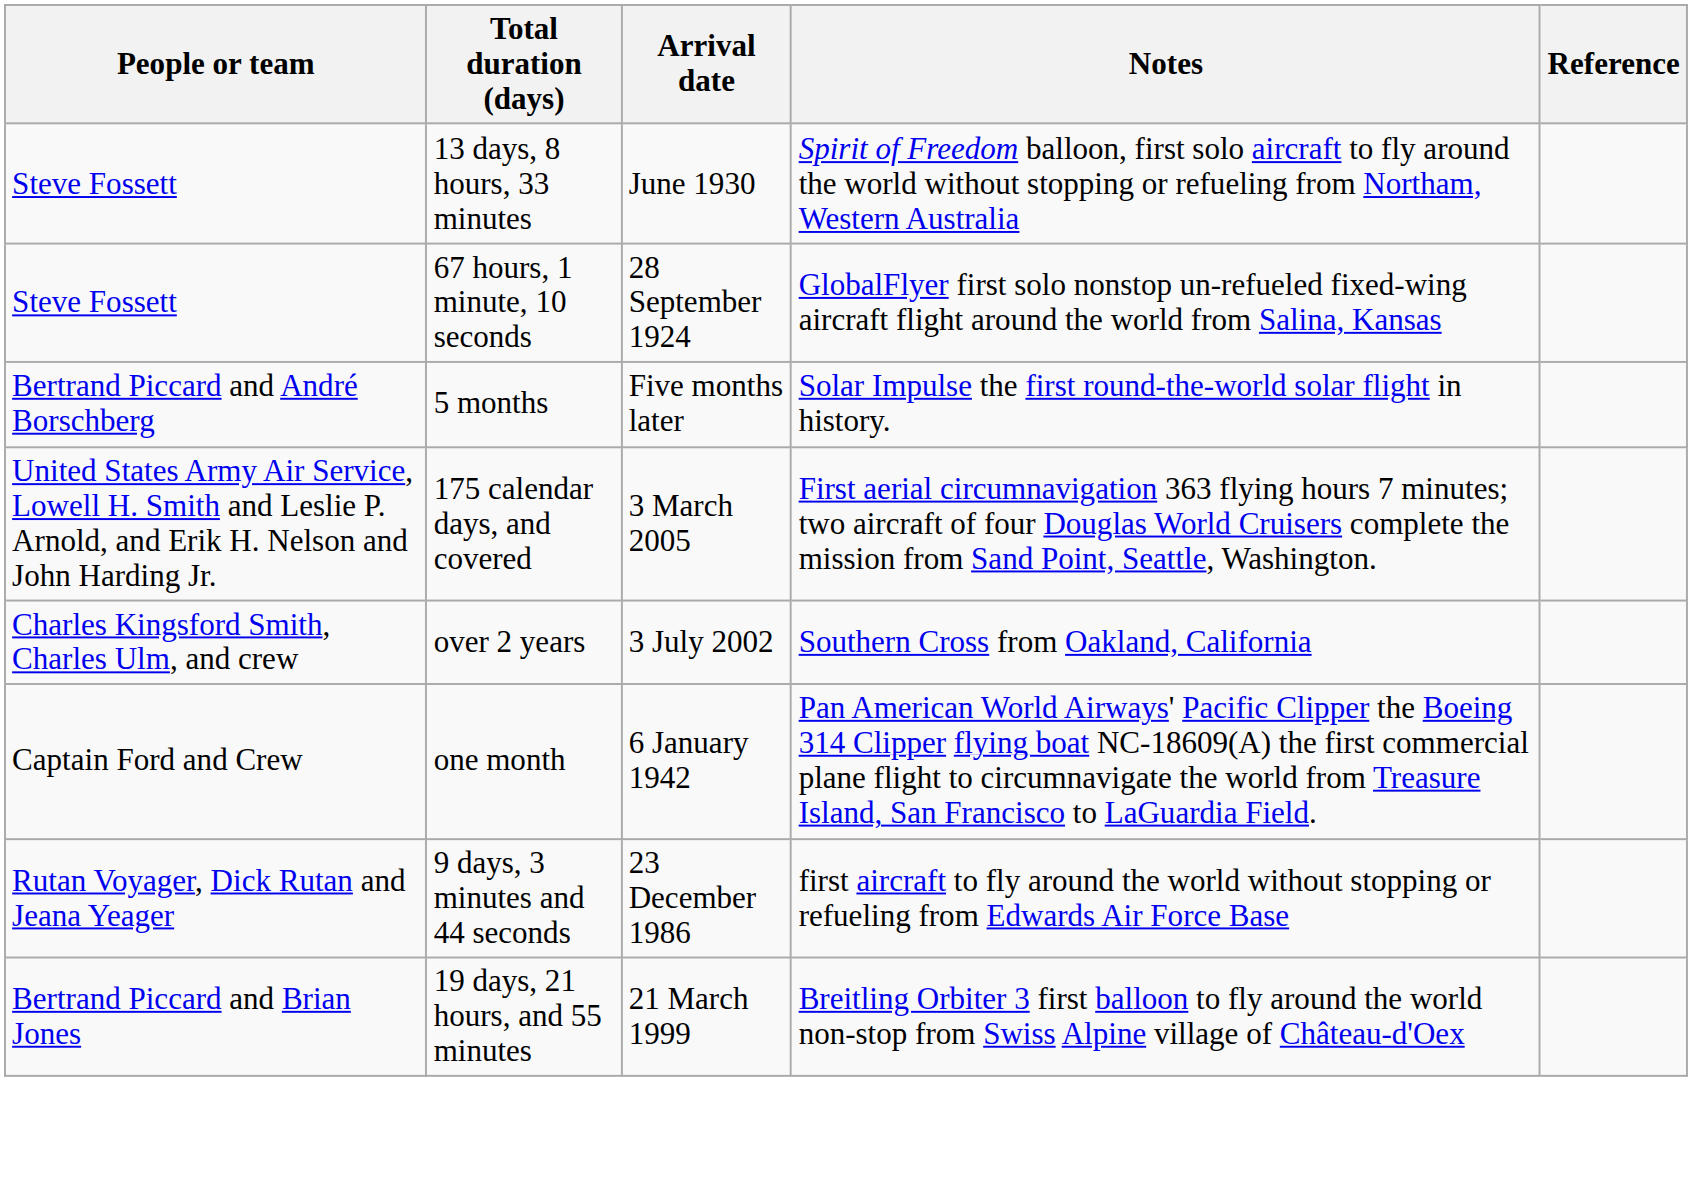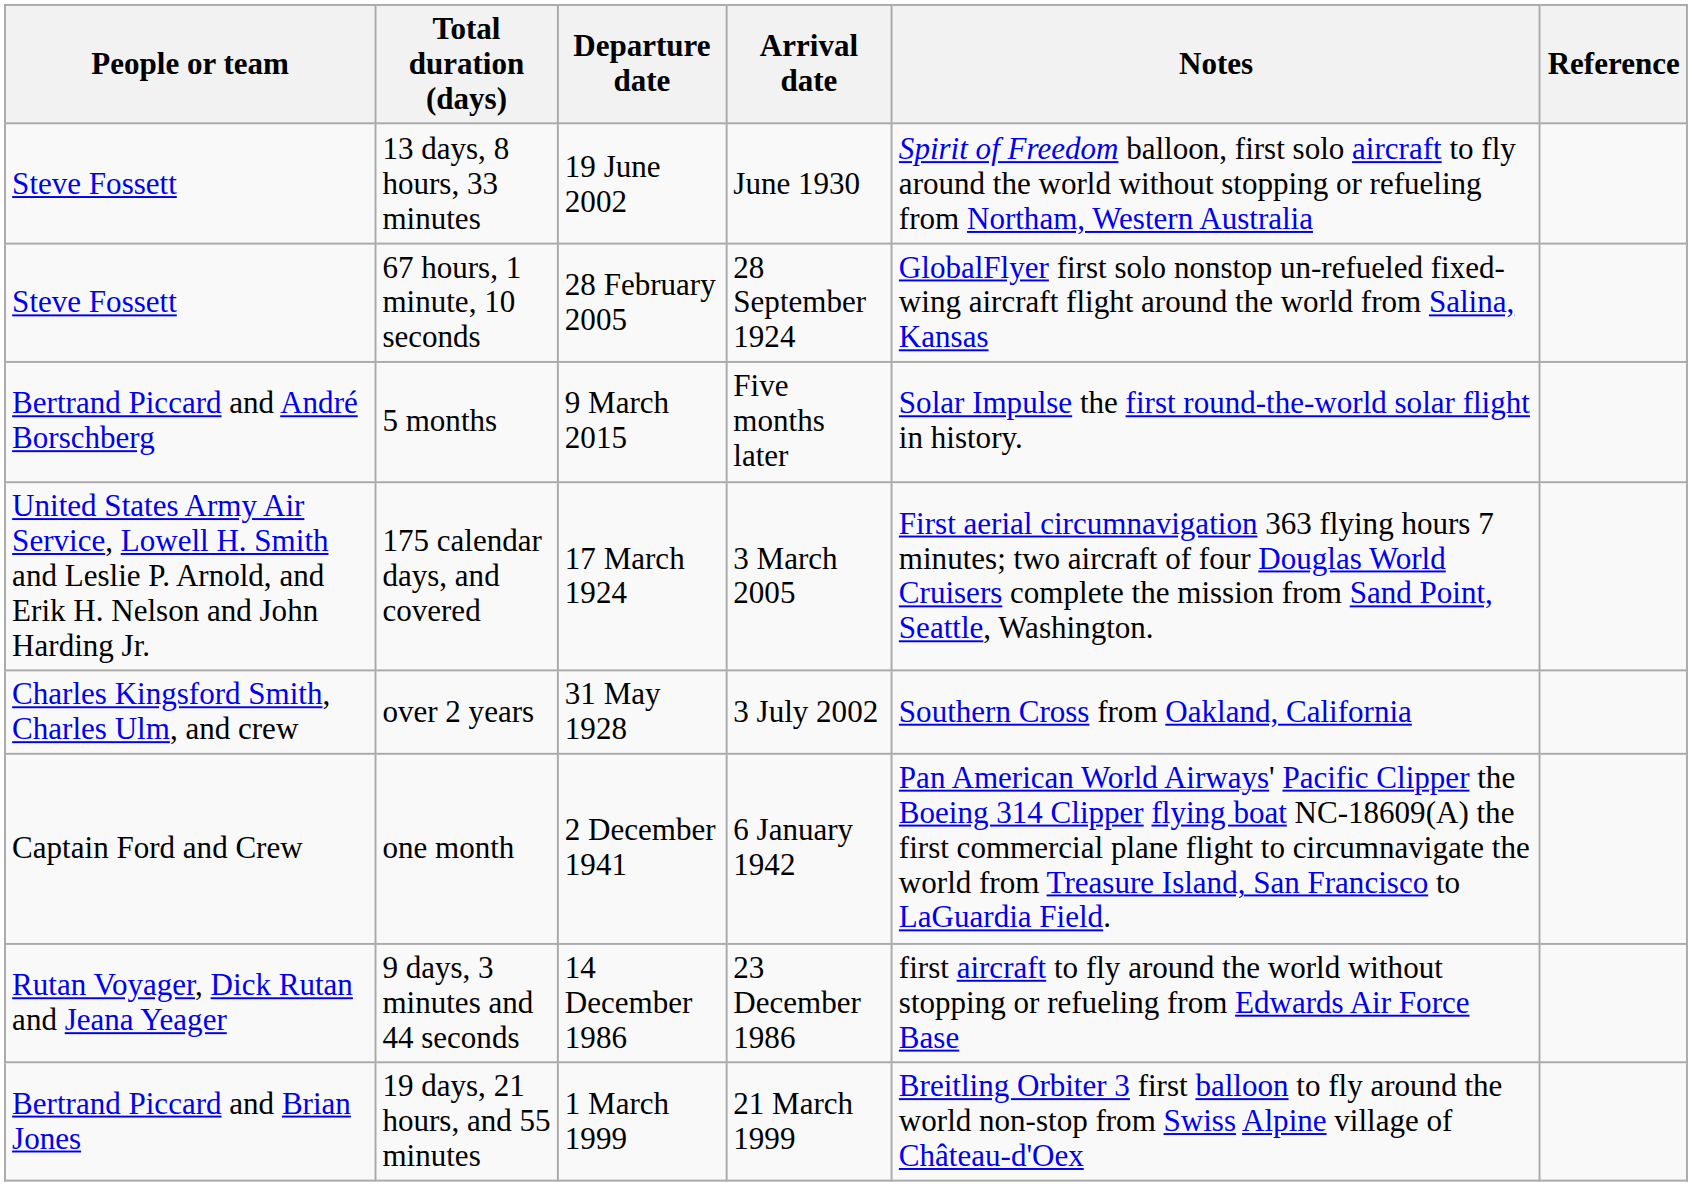+ column: (642, 64)
